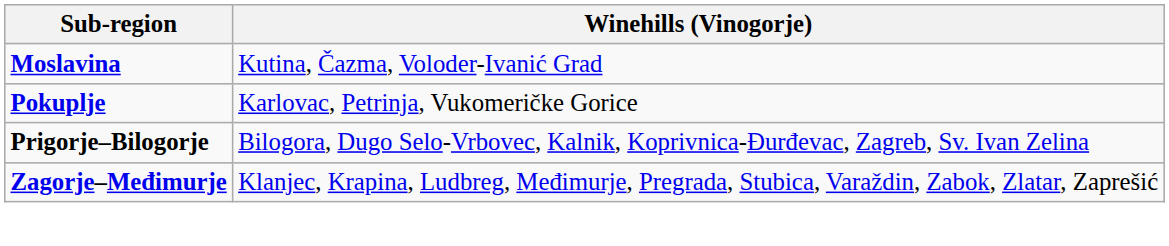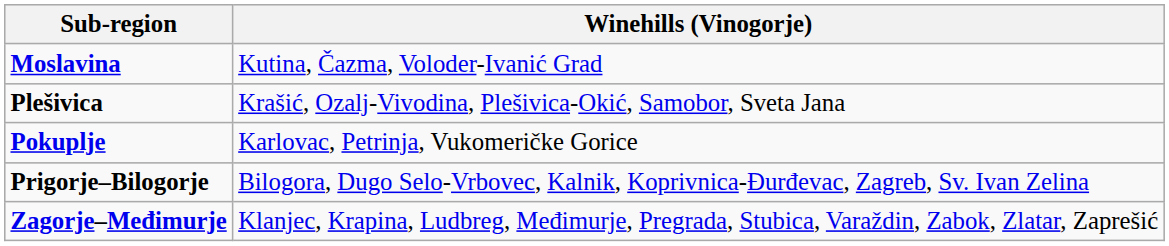+ row: (57, 102)
